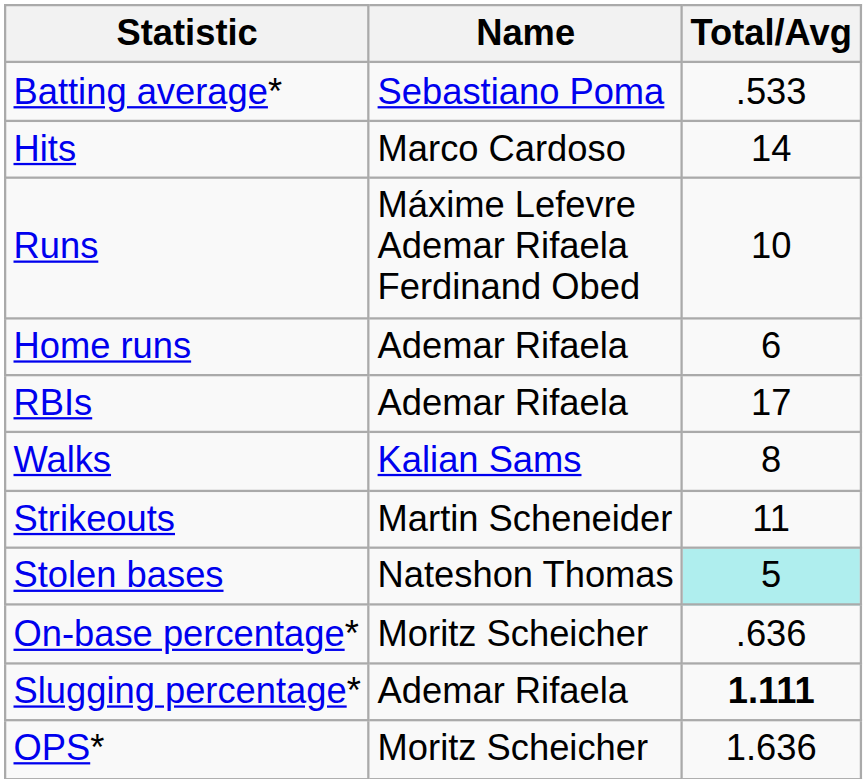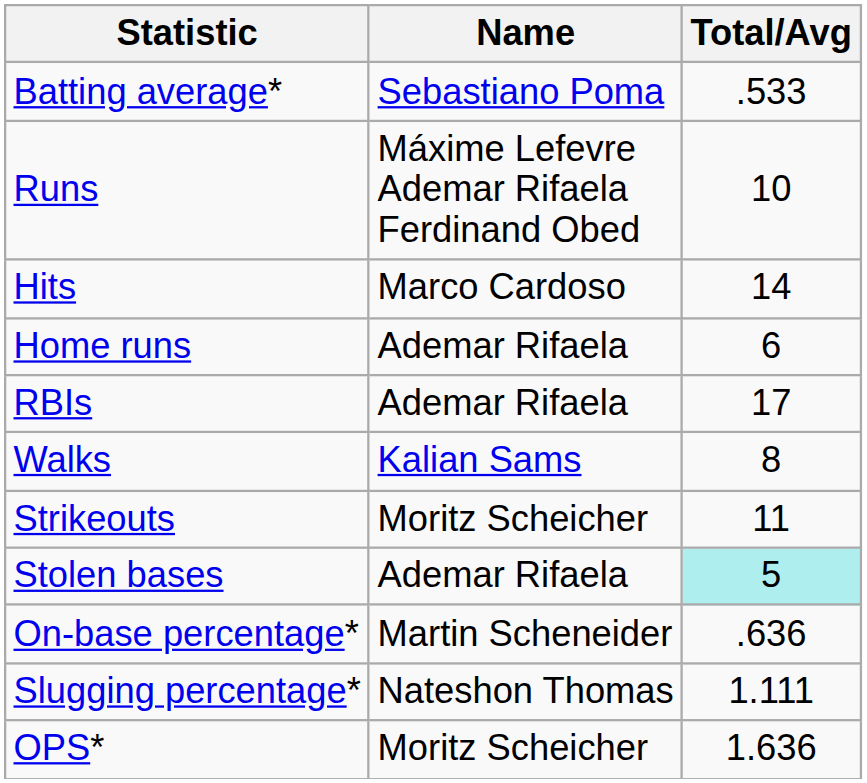rows swapped: (45, 148) <-> (56, 246)
(525, 518) Martin Scheneider -> (513, 518) Moritz Scheicher
(526, 575) Nateshon Thomas -> (503, 575) Ademar Rifaela
(513, 633) Moritz Scheicher -> (525, 633) Martin Scheneider
(503, 691) Ademar Rifaela -> (526, 691) Nateshon Thomas
(771, 691) bold -> (771, 691) normal
